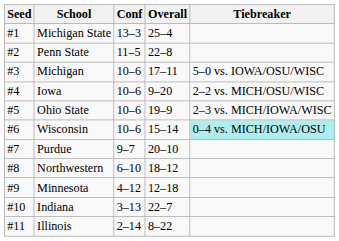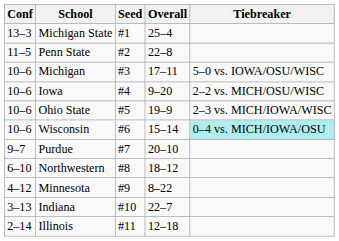columns swapped: (19, 14) <-> (130, 14)
(163, 187) 12–18 -> (160, 187) 8–22
(160, 226) 8–22 -> (163, 226) 12–18
